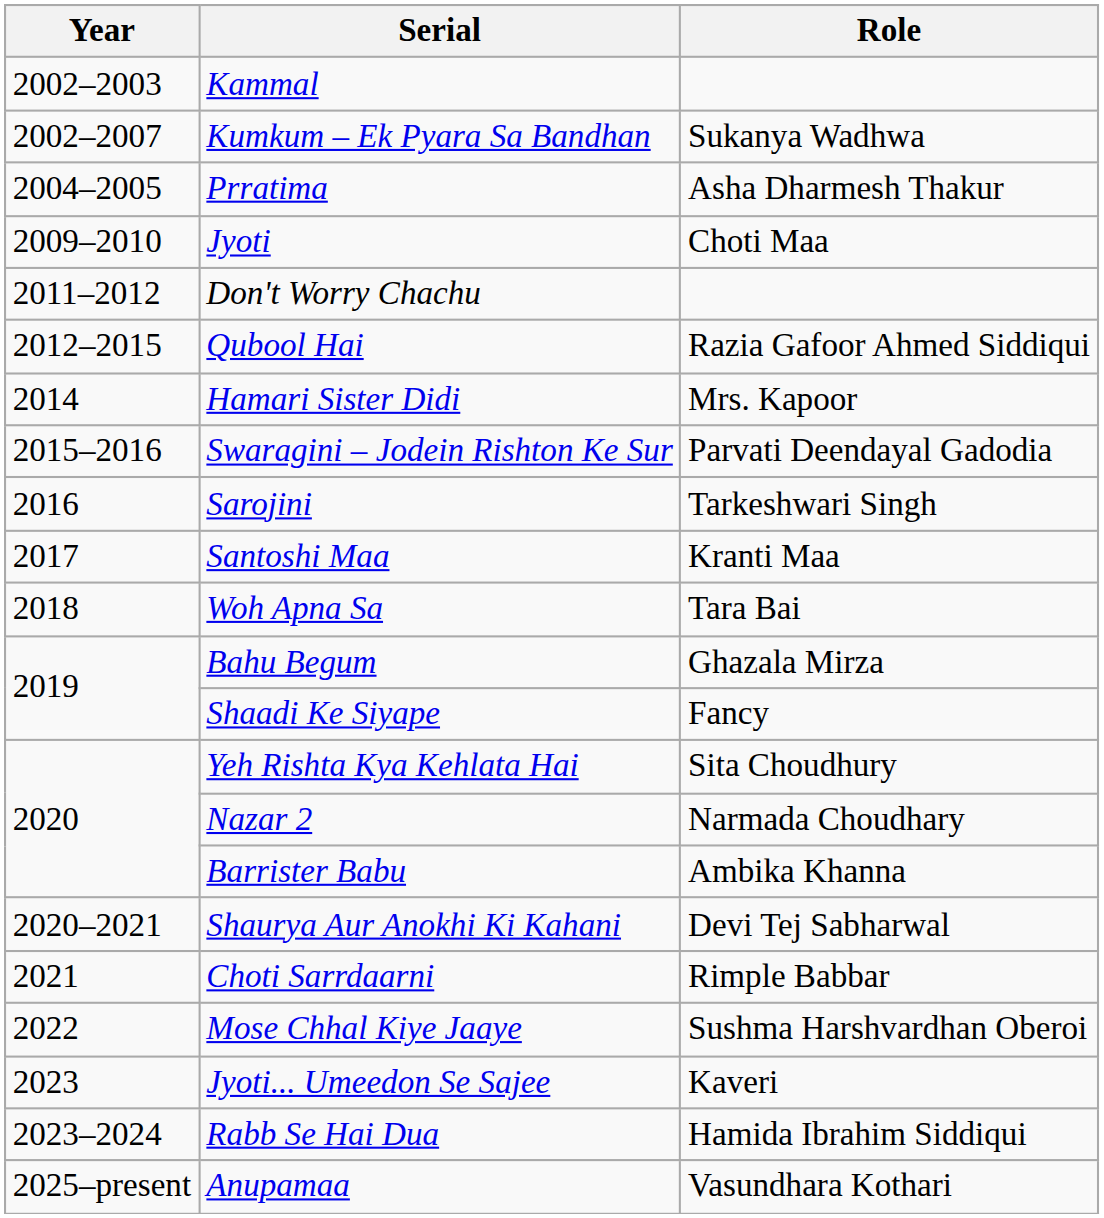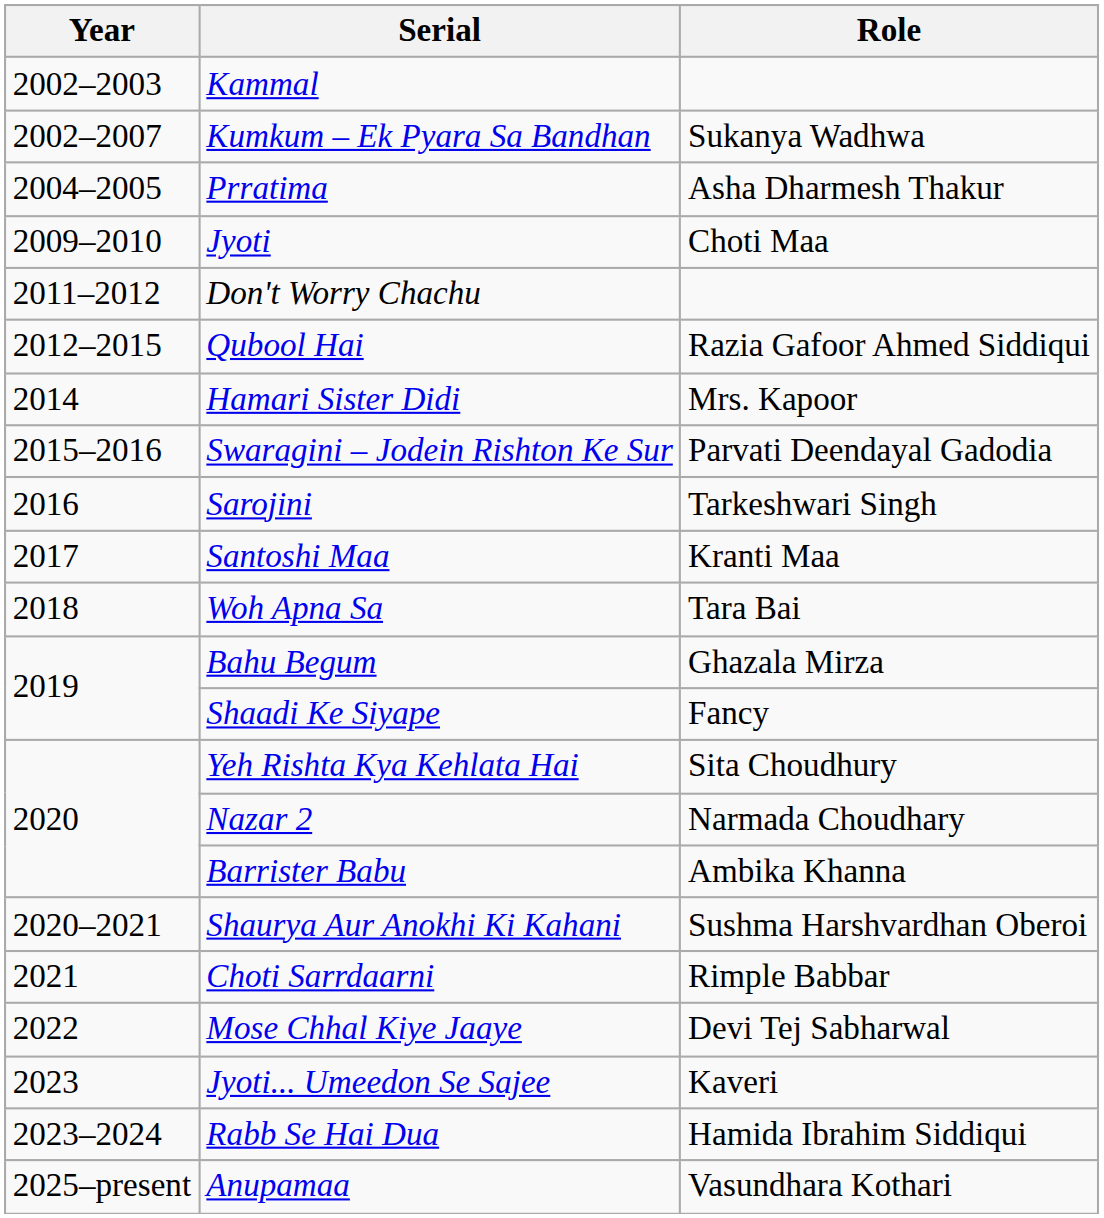(819, 923) Devi Tej Sabharwal -> (888, 923) Sushma Harshvardhan Oberoi
(888, 1028) Sushma Harshvardhan Oberoi -> (819, 1028) Devi Tej Sabharwal
